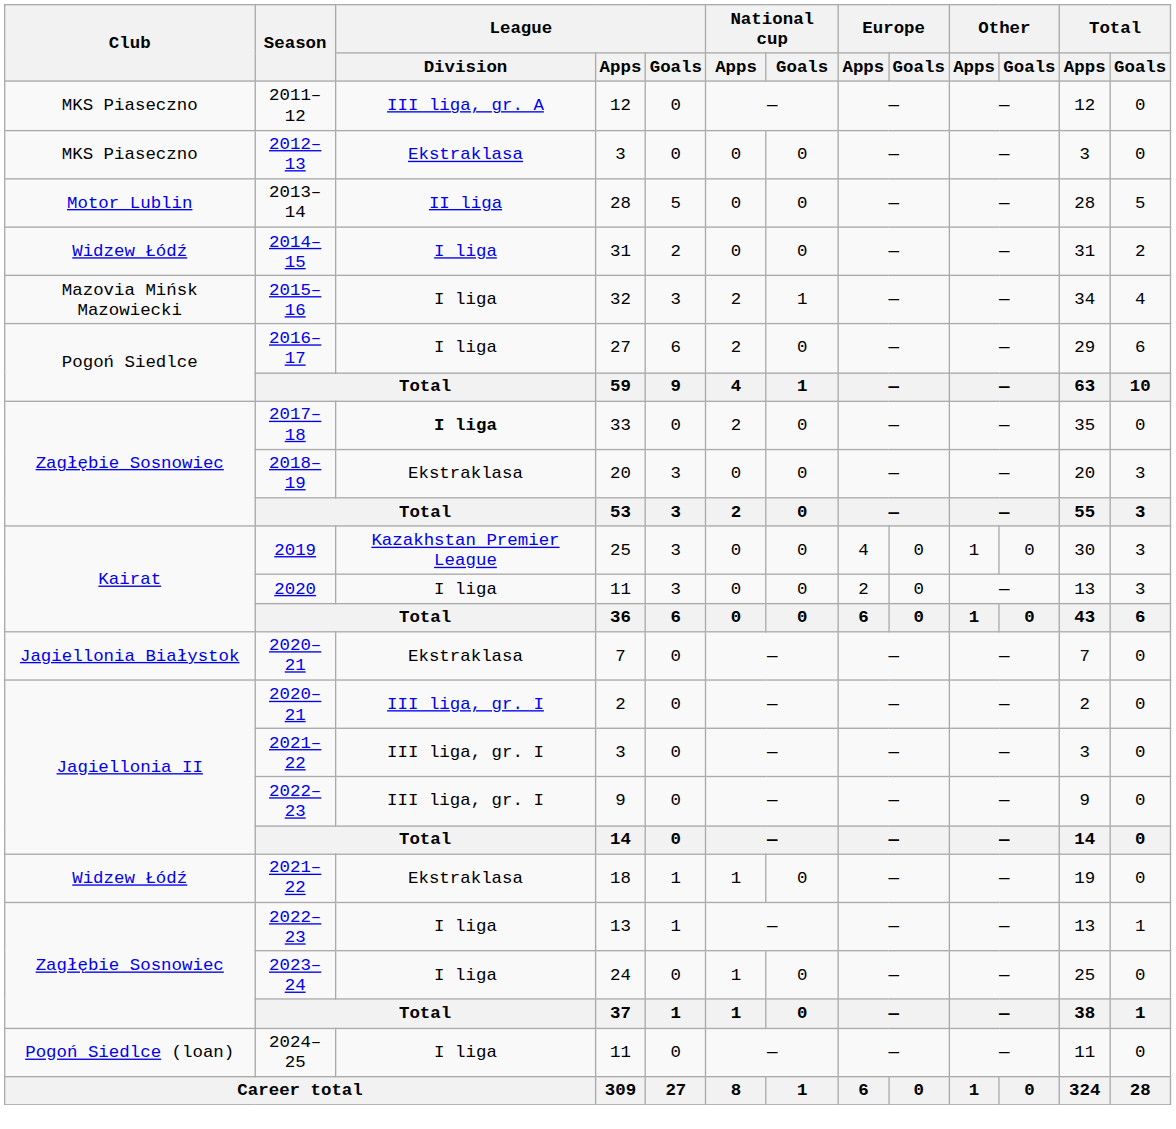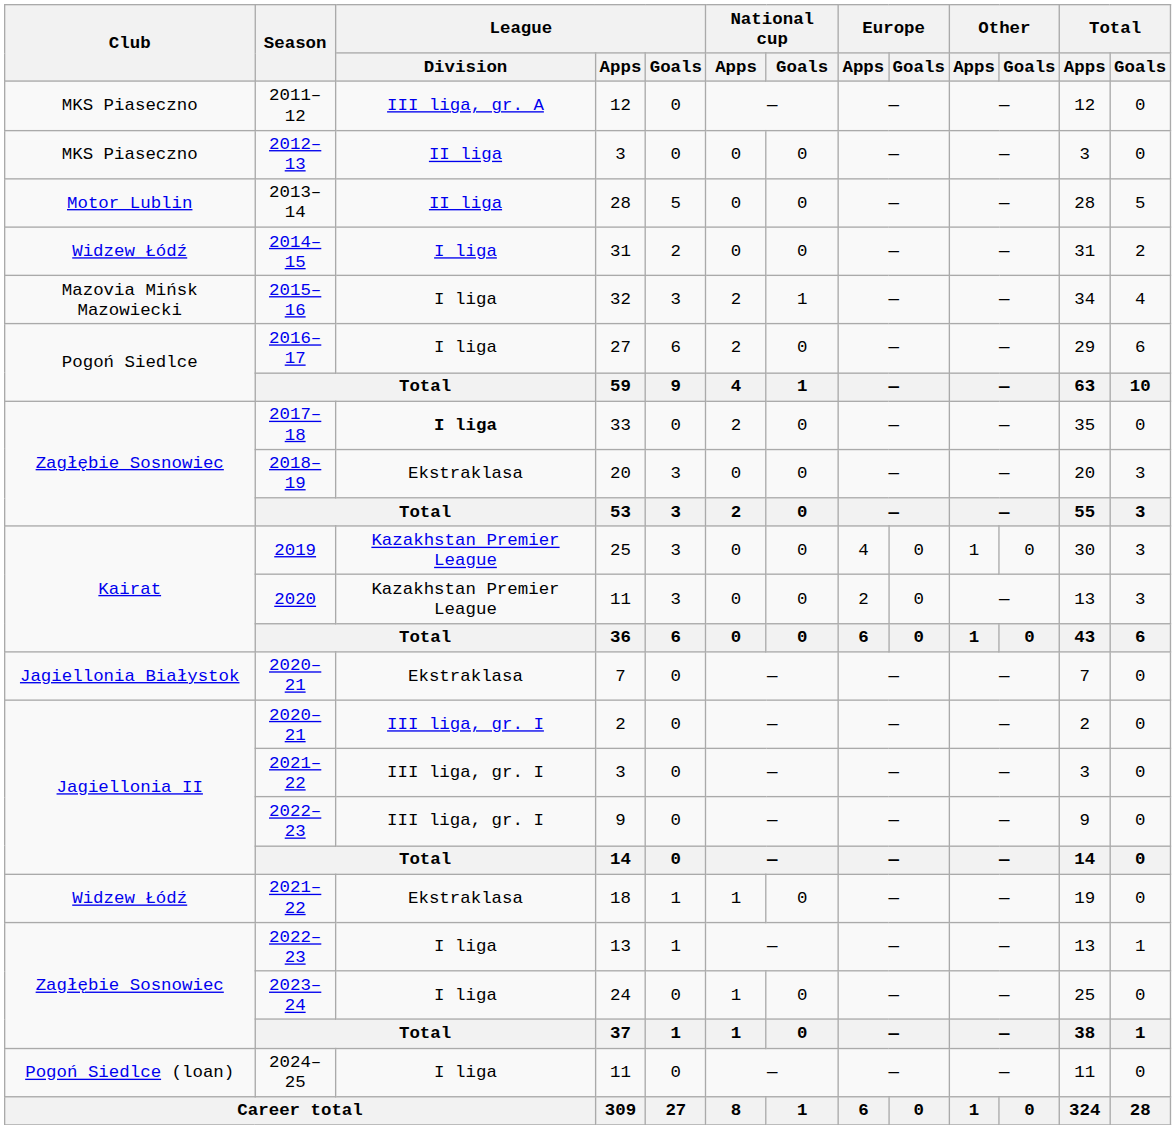(465, 154) Ekstraklasa -> (465, 154) II liga
(465, 589) I liga -> (465, 599) Kazakhstan Premier League
